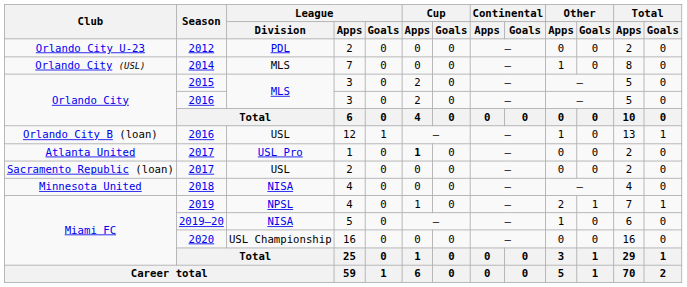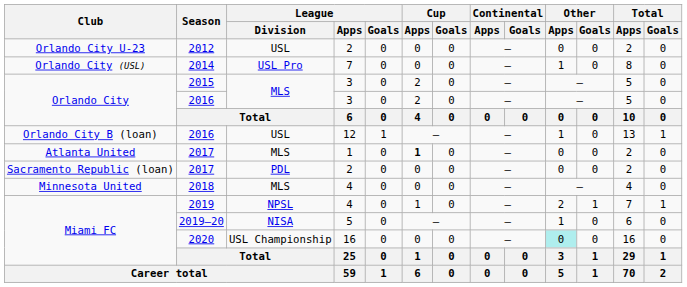(280, 48) PDL -> (280, 48) USL
(280, 65) MLS -> (280, 65) USL Pro
(280, 152) USL Pro -> (280, 152) MLS
(280, 169) USL -> (280, 169) PDL
(280, 187) NISA -> (280, 187) MLS
(561, 239) no background -> (561, 239) paleturquoise background
